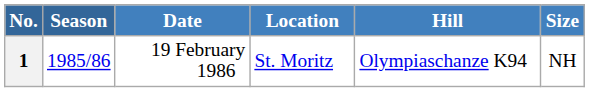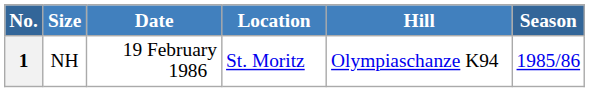columns swapped: (79, 20) <-> (562, 20)
